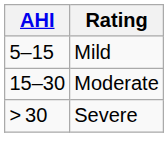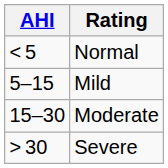+ row: (106, 52)
